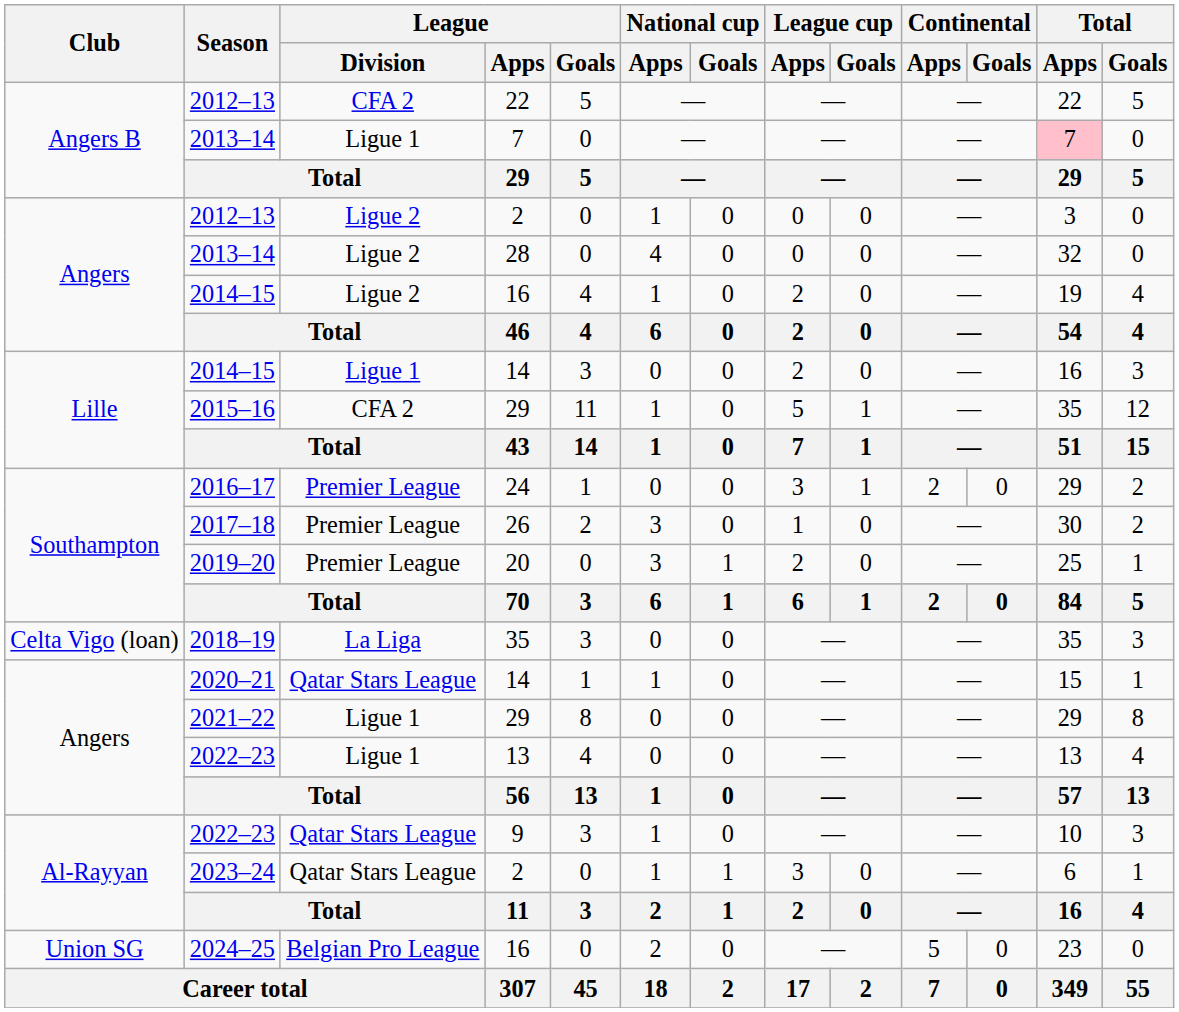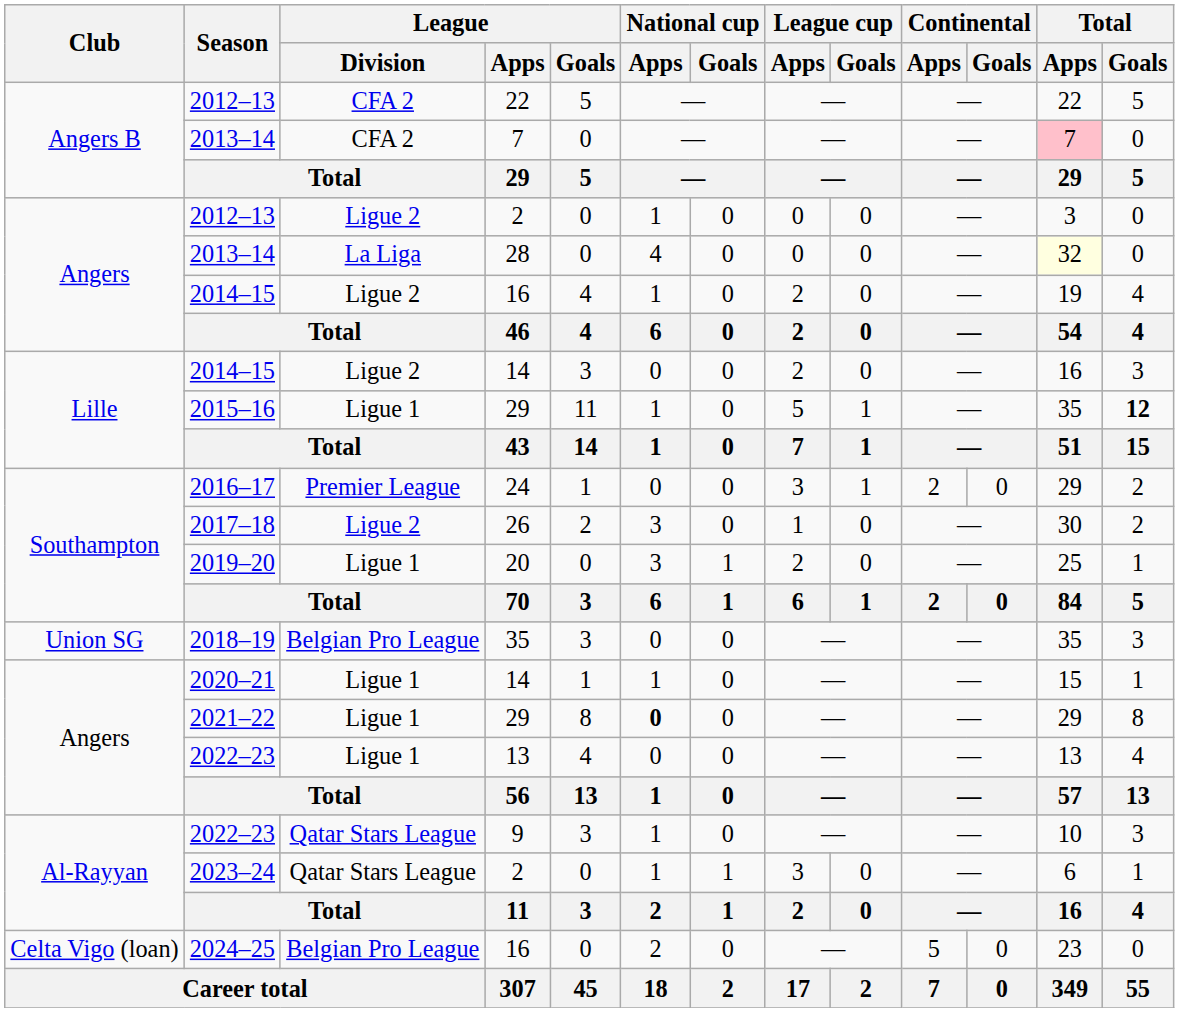(383, 139) Ligue 1 -> (383, 139) CFA 2
(383, 255) Ligue 2 -> (383, 255) La Liga
(1070, 255) no background -> (1070, 255) lightyellow background
(383, 370) Ligue 1 -> (383, 370) Ligue 2
(383, 409) CFA 2 -> (383, 409) Ligue 1
(1138, 409) normal -> (1138, 409) bold
(383, 525) Premier League -> (383, 525) Ligue 2
(383, 563) Premier League -> (383, 563) Ligue 1
(95, 640) Celta Vigo (loan) -> (94, 640) Union SG
(383, 640) La Liga -> (383, 640) Belgian Pro League
(383, 679) Qatar Stars League -> (383, 679) Ligue 1
(656, 718) normal -> (656, 718) bold
(94, 949) Union SG -> (95, 949) Celta Vigo (loan)
